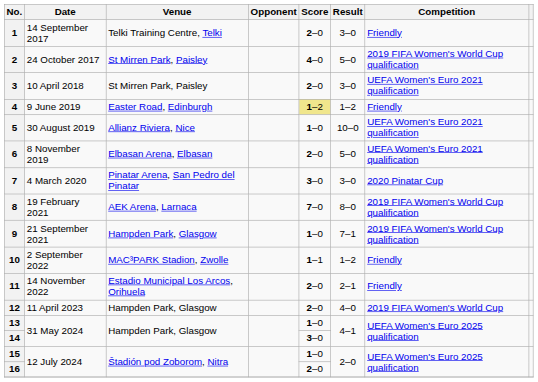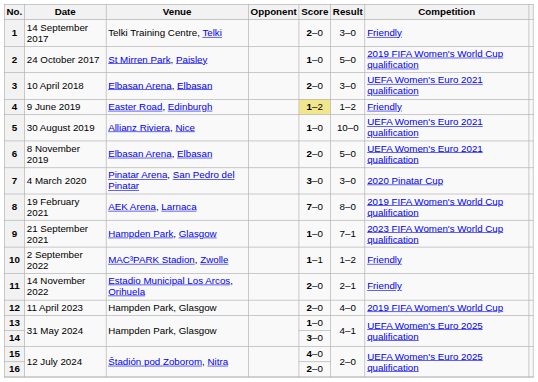(315, 59) 4–0 -> (315, 59) 1–0
(158, 86) St Mirren Park, Paisley -> (160, 86) Elbasan Arena, Elbasan
(435, 233) 2019 FIFA Women's World Cup qualification -> (435, 233) 2023 FIFA Women's World Cup qualification
(315, 354) 1–0 -> (315, 354) 4–0
